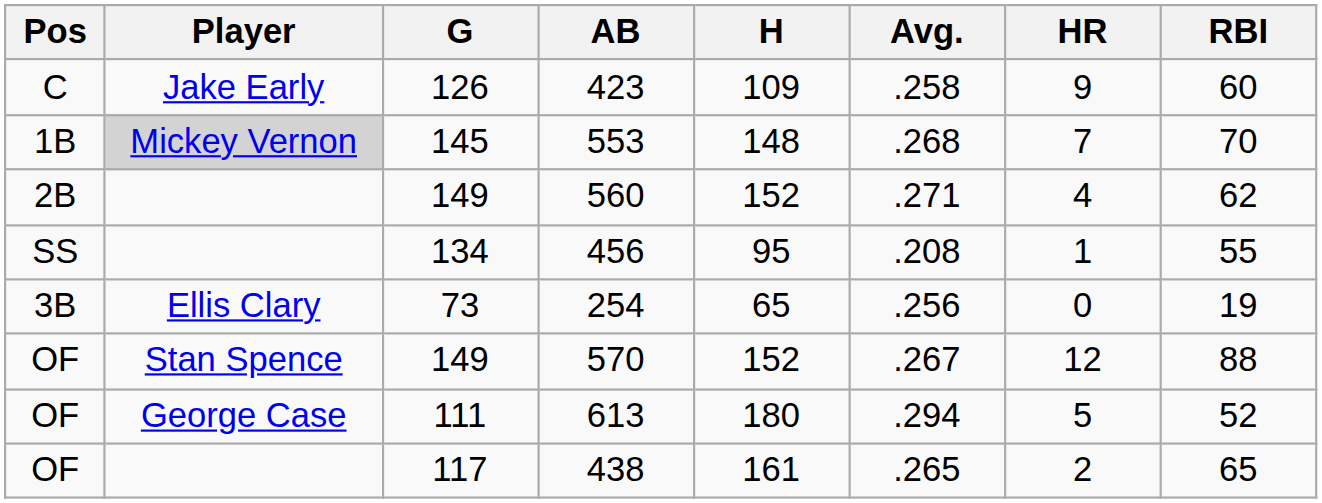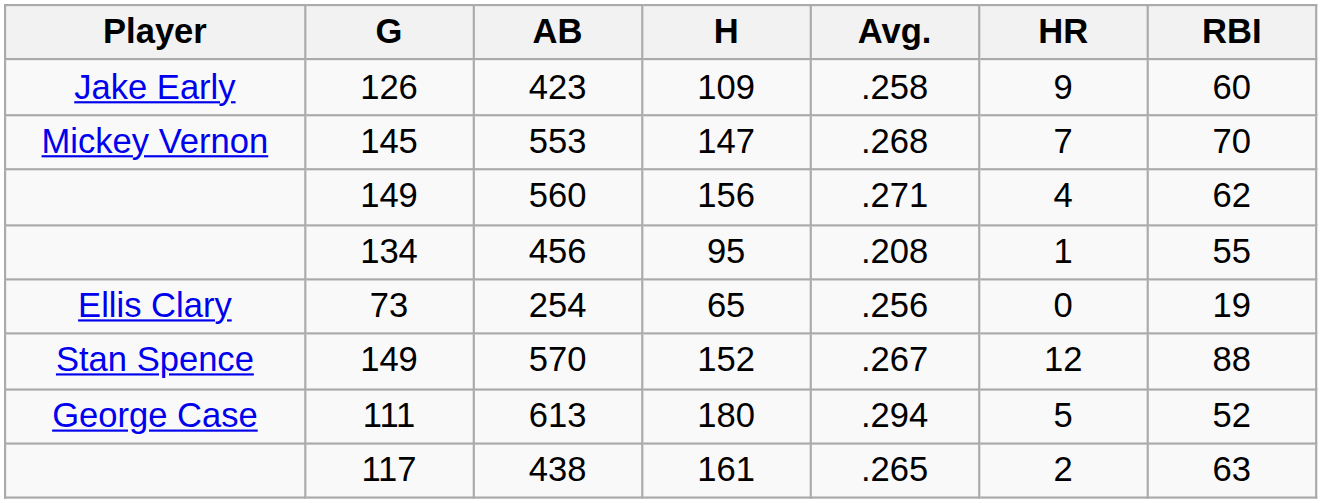- column: (55, 31)
(244, 141) lightgrey background -> (155, 141) no background
(771, 141) 148 -> (726, 141) 147
(771, 196) 152 -> (726, 196) 156
(1238, 470) 65 -> (1232, 470) 63
